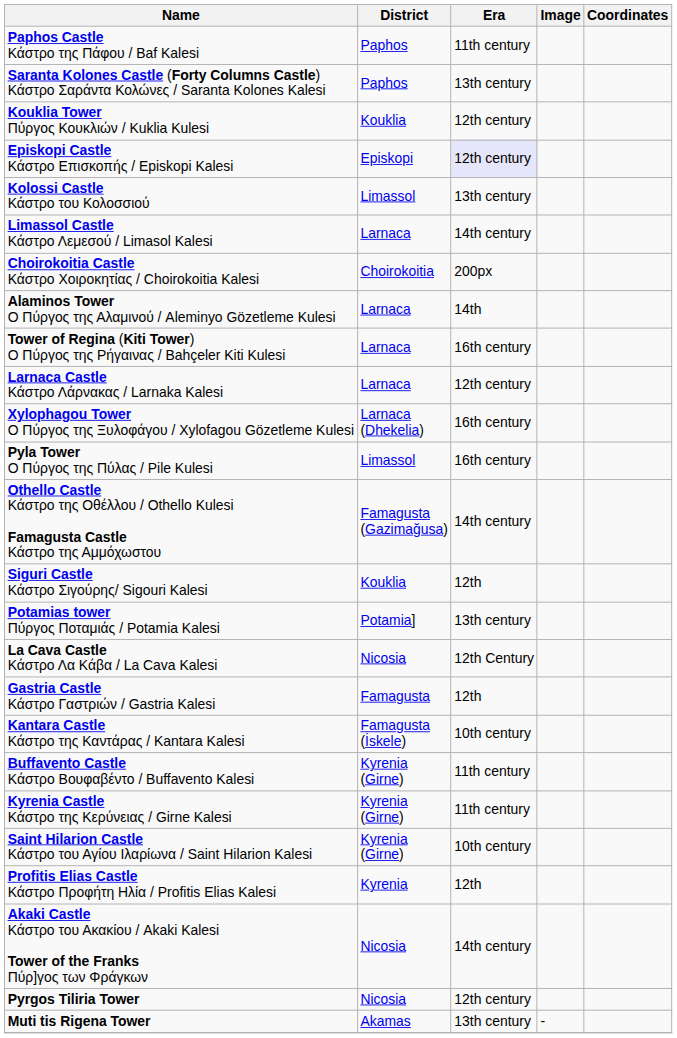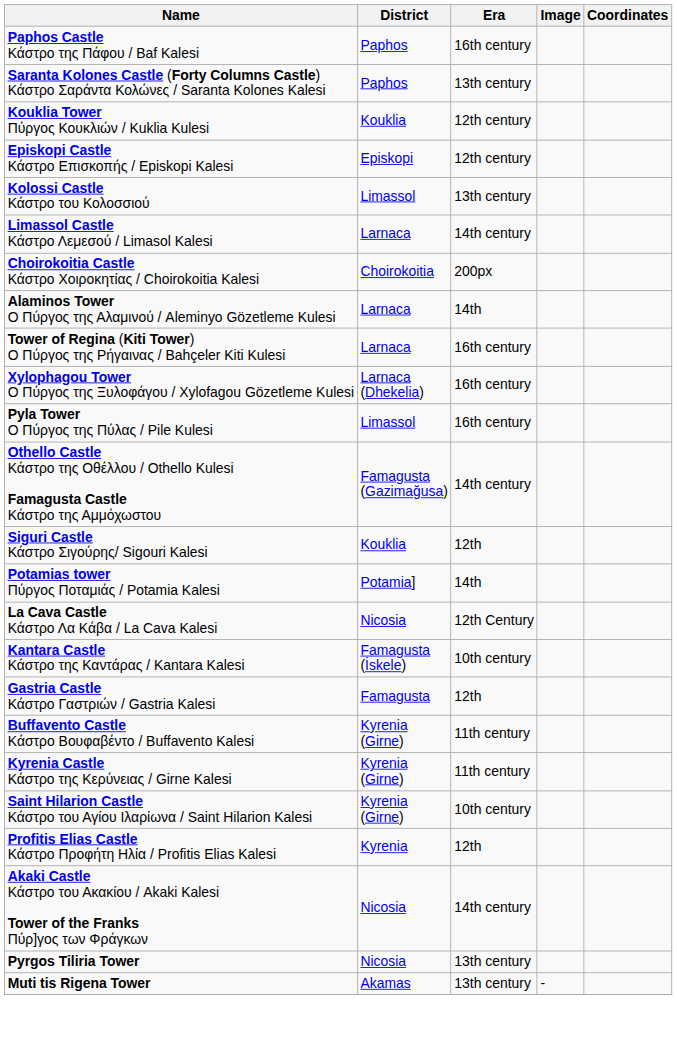(492, 45) 11th century -> (493, 45) 16th century
(493, 158) lavender background -> (493, 158) no background
- row: (115, 385)
(493, 620) 13th century -> (468, 582) 14th
rows swapped: (111, 696) <-> (126, 733)
(493, 999) 12th century -> (493, 961) 13th century
